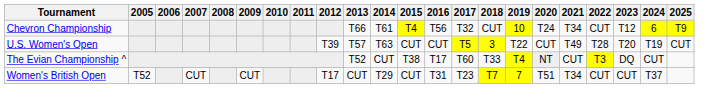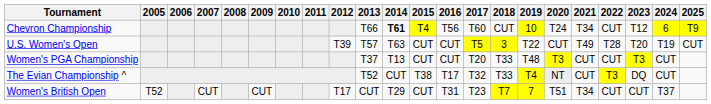(384, 28) normal -> (396, 28) bold
(465, 28) T32 -> (477, 28) T60
+ row: (72, 60)
(465, 60) T60 -> (477, 76) T32
